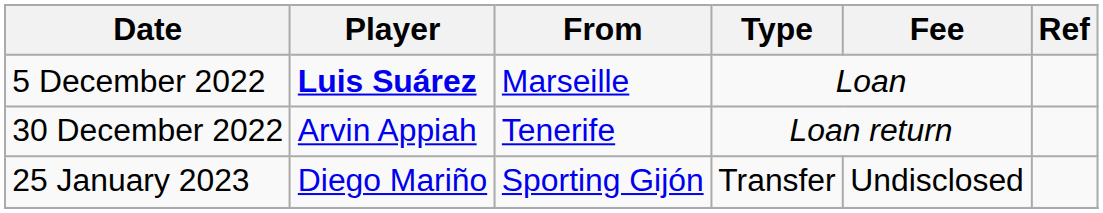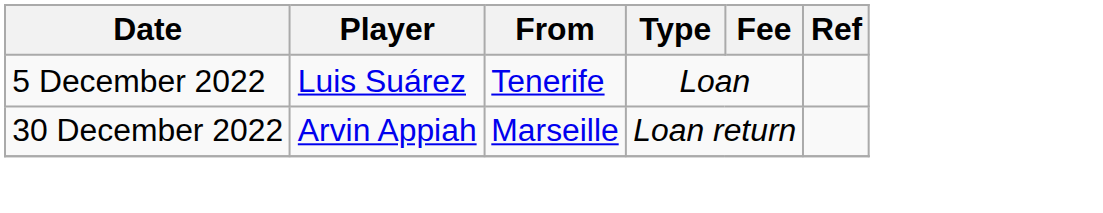(387, 80) bold -> (382, 80) normal
(566, 80) Marseille -> (548, 80) Tenerife
(559, 130) Tenerife -> (555, 130) Marseille
- row: (131, 181)
